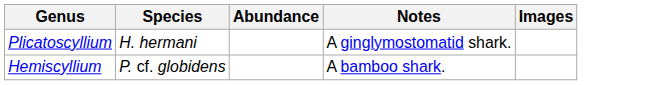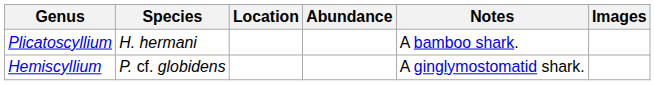+ column: (266, 17)
(419, 42) A ginglymostomatid shark. -> (459, 42) A bamboo shark.
(386, 67) A bamboo shark. -> (492, 67) A ginglymostomatid shark.
